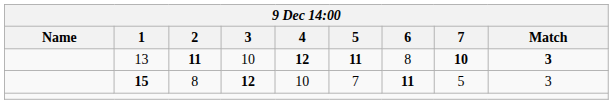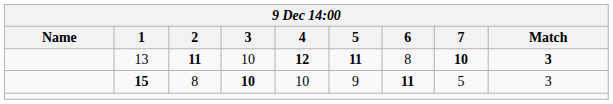(248, 81) 12 -> (248, 81) 10
(355, 81) 7 -> (355, 81) 9
